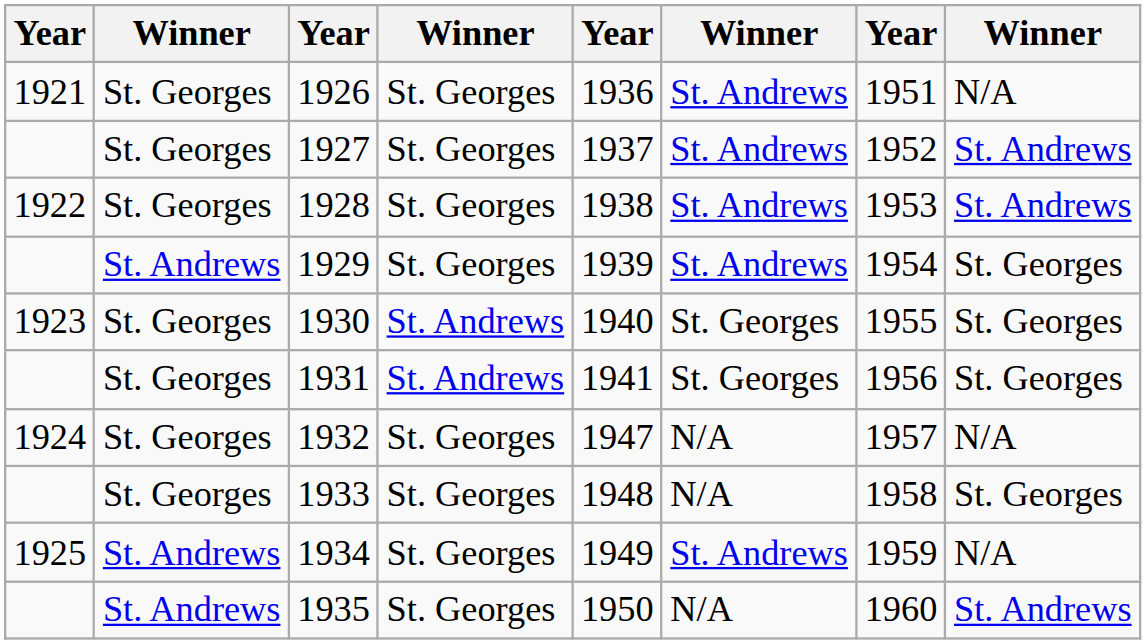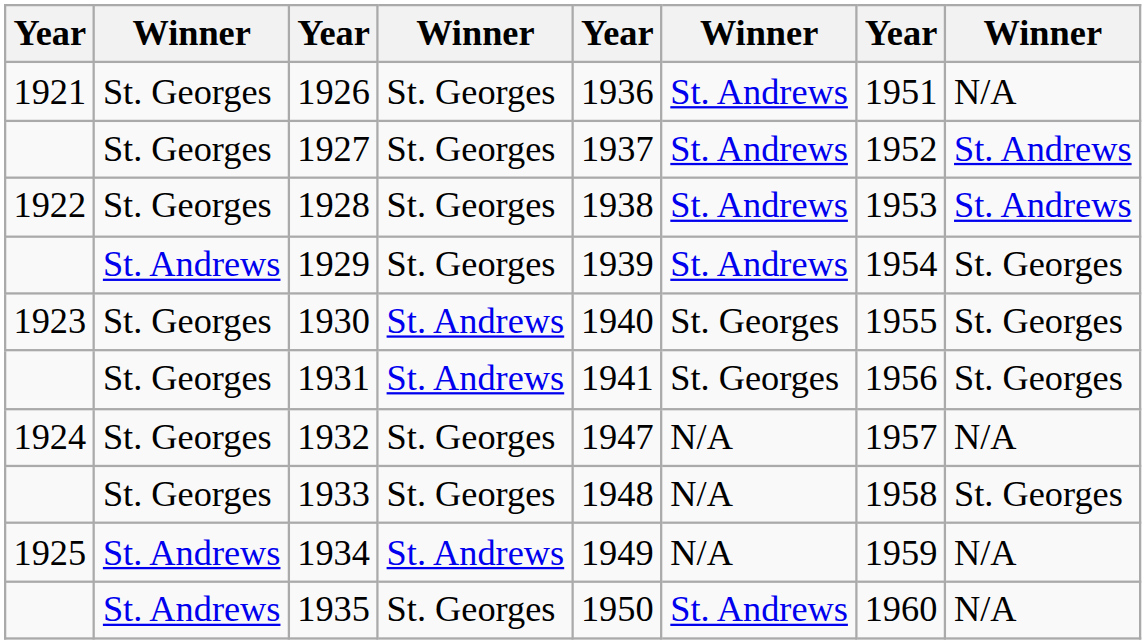(471, 551) St. Georges -> (475, 551) St. Andrews
(759, 551) St. Andrews -> (702, 551) N/A
(702, 609) N/A -> (759, 609) St. Andrews
(1043, 609) St. Andrews -> (985, 609) N/A
